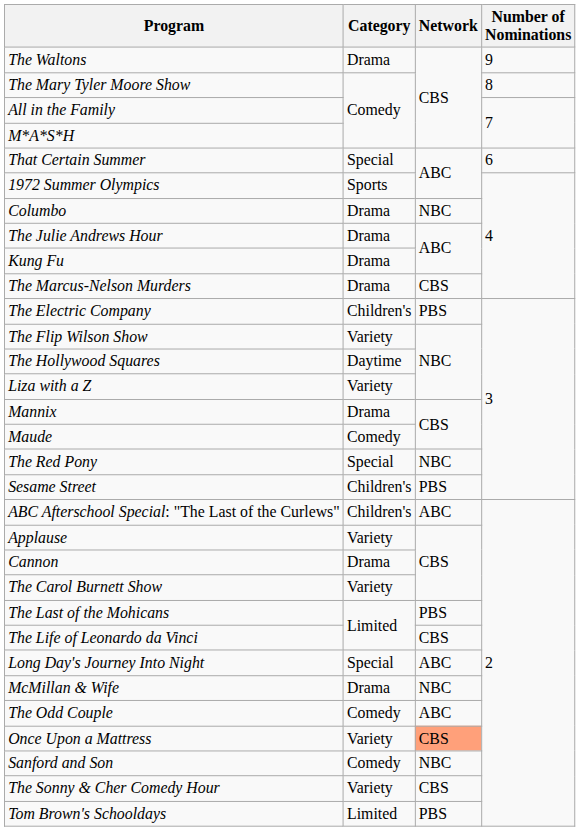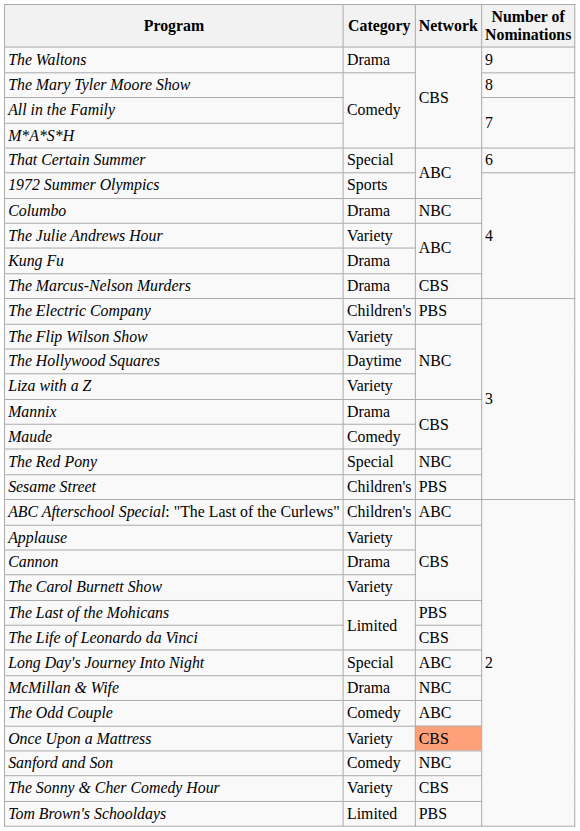(369, 235) Drama -> (370, 235) Variety
